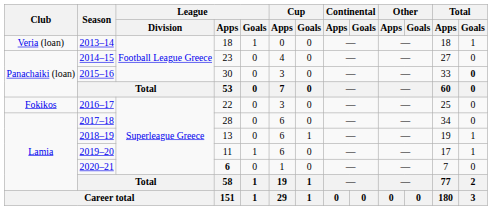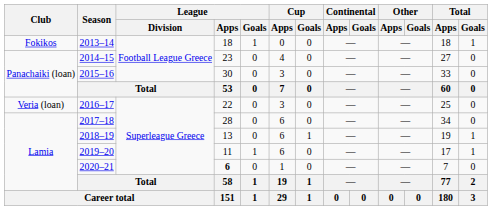(41, 43) Veria (loan) -> (41, 43) Fokikos
(473, 74) bold -> (473, 74) normal
(41, 105) Fokikos -> (41, 105) Veria (loan)
